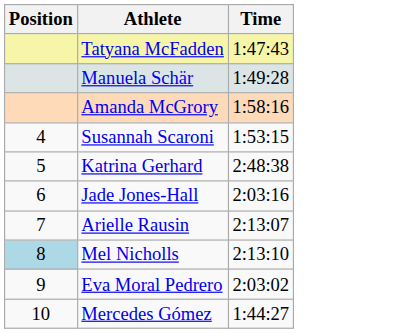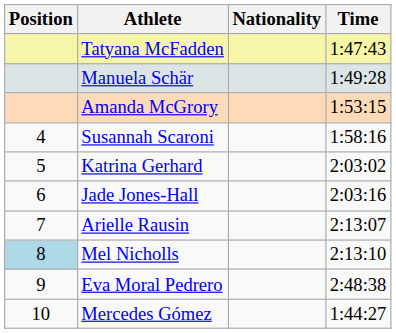+ column: (277, 19)
(261, 107) 1:58:16 -> (358, 107) 1:53:15
(261, 136) 1:53:15 -> (358, 136) 1:58:16
(261, 166) 2:48:38 -> (358, 166) 2:03:02
(261, 284) 2:03:02 -> (358, 284) 2:48:38
